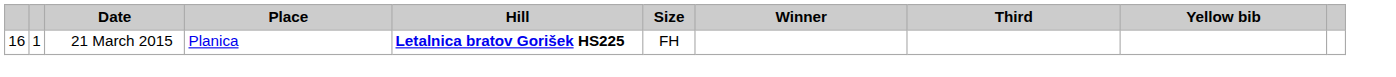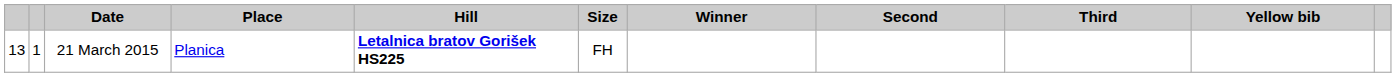+ column: (910, 16)
(17, 41) 16 -> (17, 50) 13
